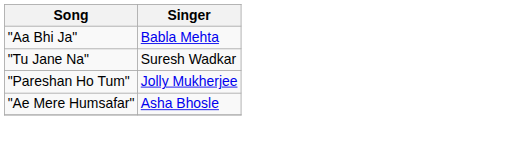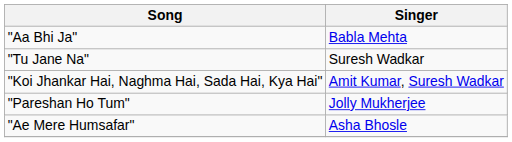+ row: (165, 81)
